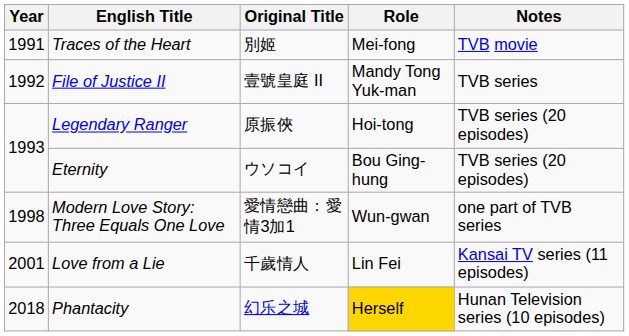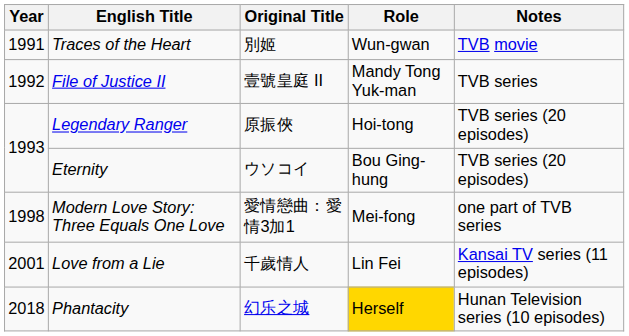(384, 44) Mei-fong -> (391, 44) Wun-gwan
(391, 217) Wun-gwan -> (384, 217) Mei-fong
